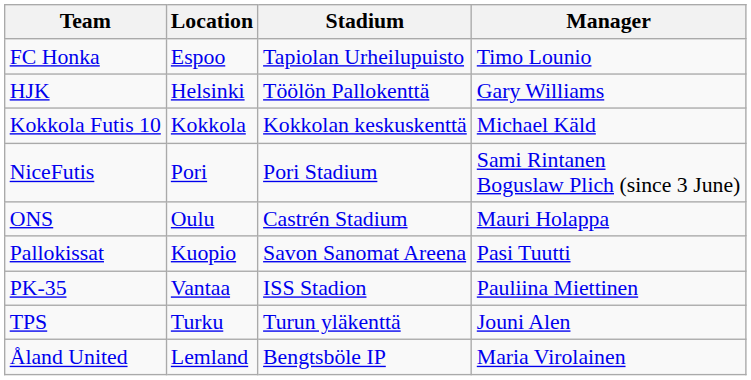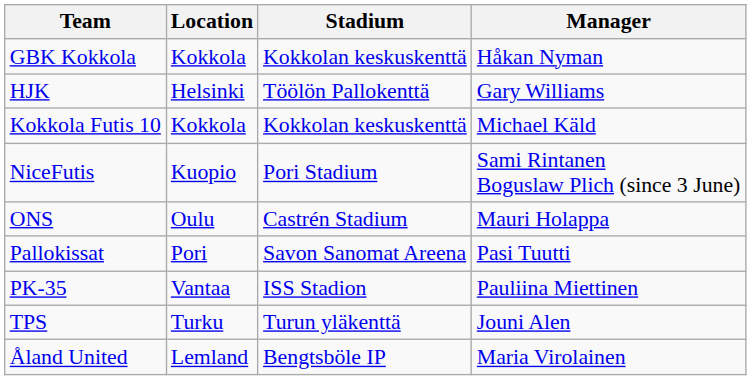- row: (55, 56)
+ row: (73, 56)
(189, 172) Pori -> (203, 172) Kuopio
(203, 253) Kuopio -> (189, 253) Pori
